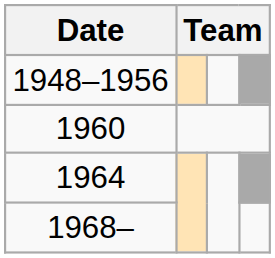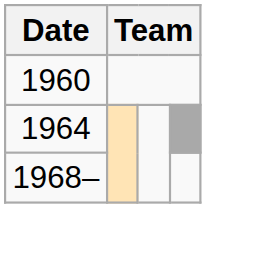- row: (91, 80)
